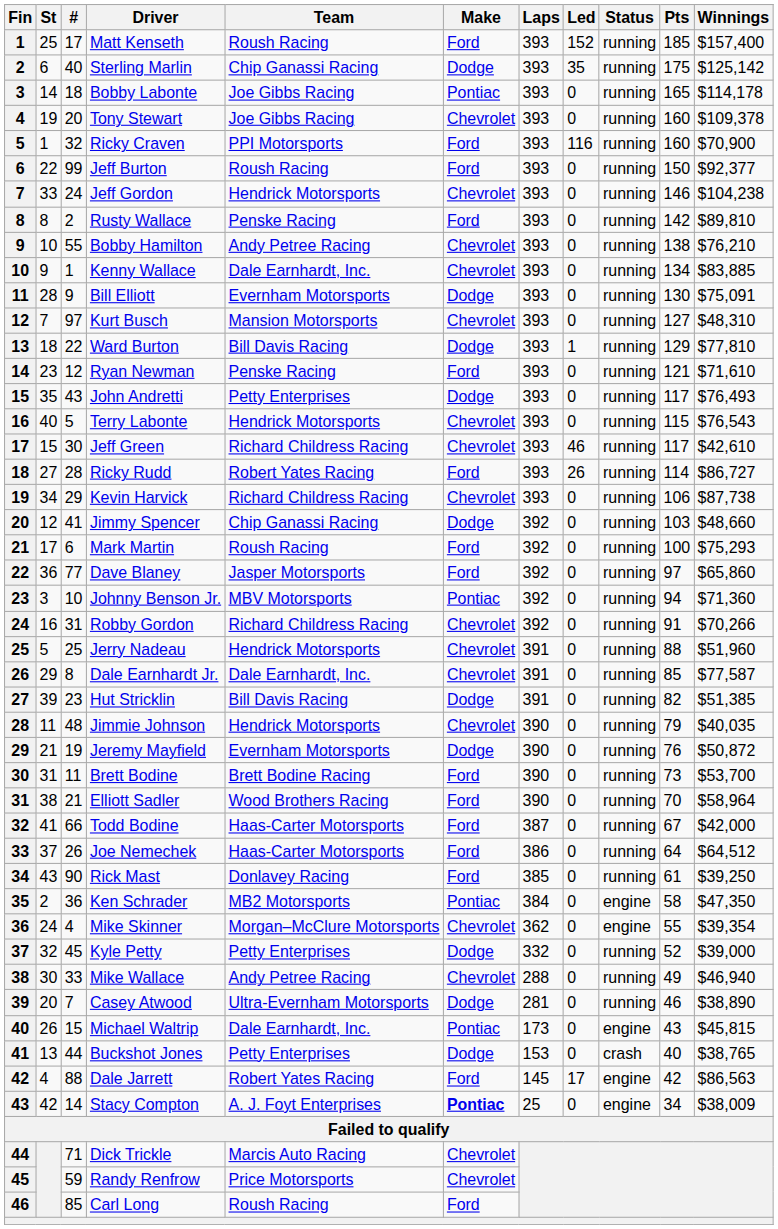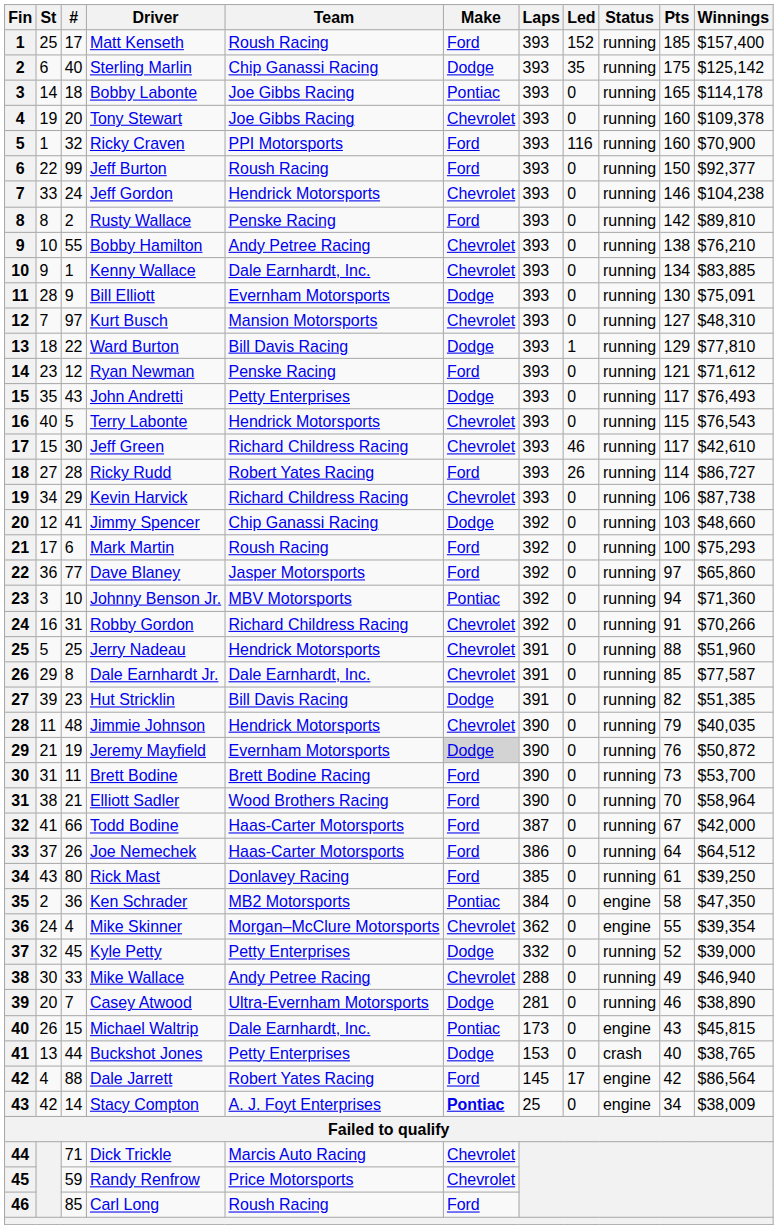(726, 371) $71,610 -> (726, 371) $71,612
(470, 750) no background -> (470, 750) lightgrey background
(74, 876) 90 -> (74, 876) 80
(726, 1079) $86,563 -> (726, 1079) $86,564
